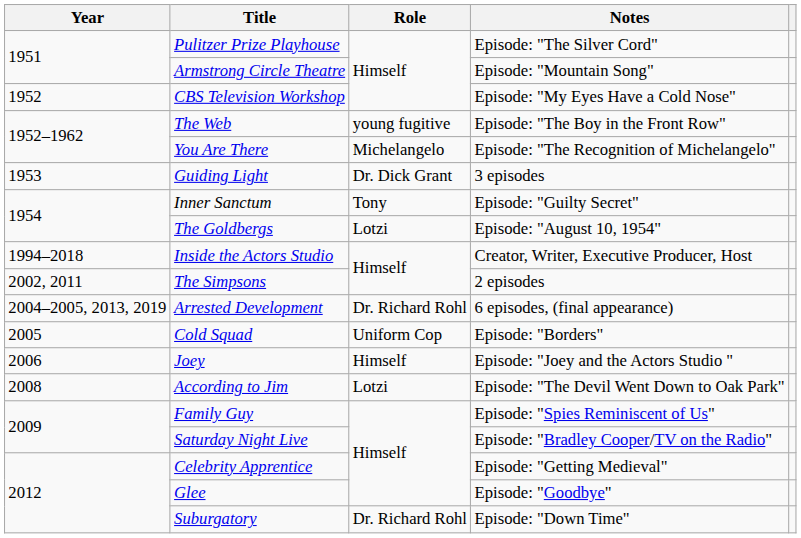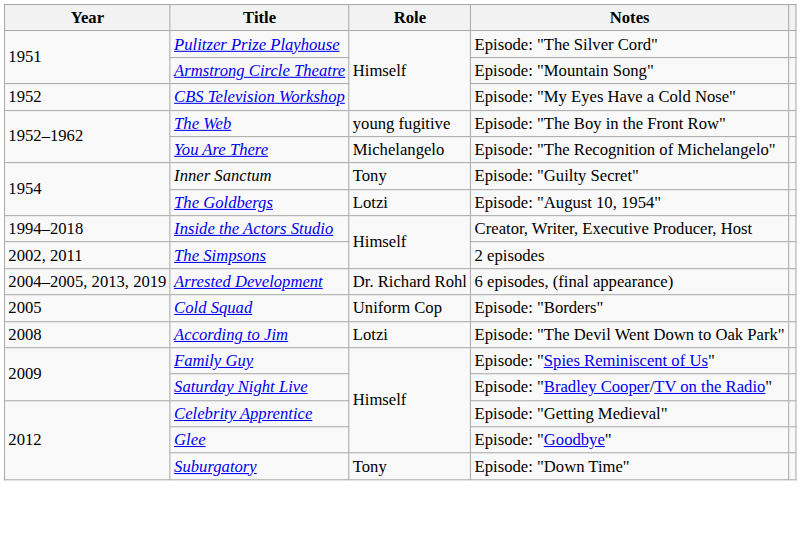- row: (221, 176)
- row: (189, 360)
(410, 519) Dr. Richard Rohl -> (370, 466) Tony
